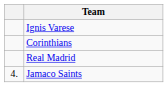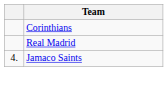- row: (50, 27)
